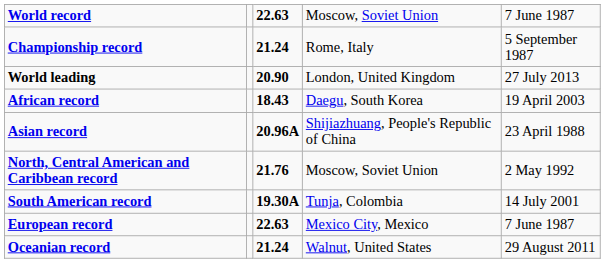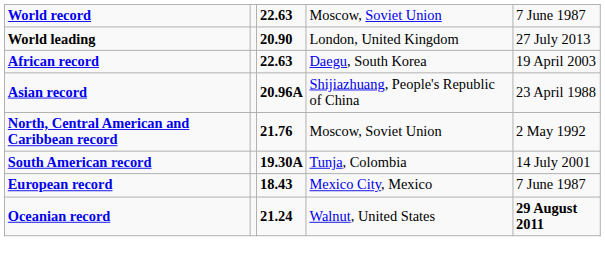- row: (75, 46)
(273, 100) 18.43 -> (276, 61) 22.63
(273, 224) 22.63 -> (276, 185) 18.43
(550, 247) normal -> (547, 216) bold
